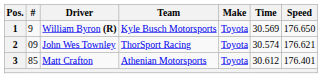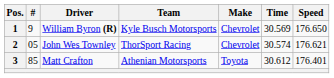(235, 28) Toyota -> (240, 28) Chevrolet
(33, 44) 09 -> (33, 44) 05
(235, 44) Toyota -> (240, 44) Chevrolet
